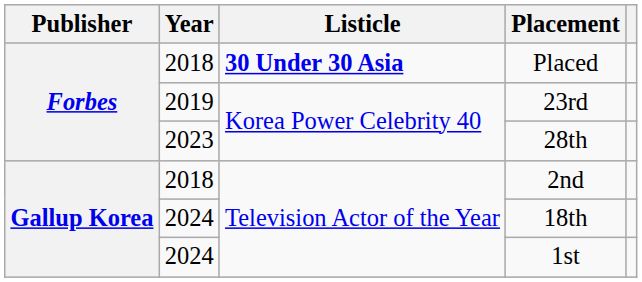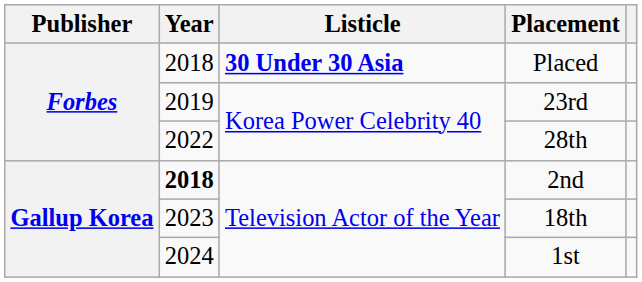(189, 140) 2023 -> (189, 140) 2022
(189, 179) normal -> (189, 179) bold
(189, 218) 2024 -> (189, 218) 2023
